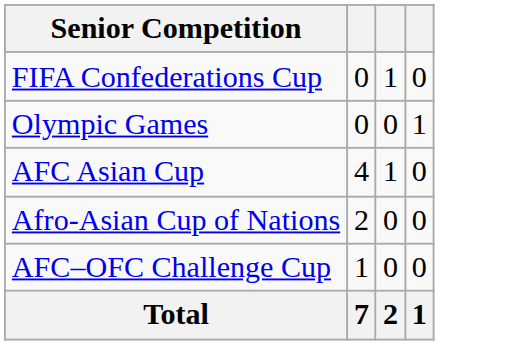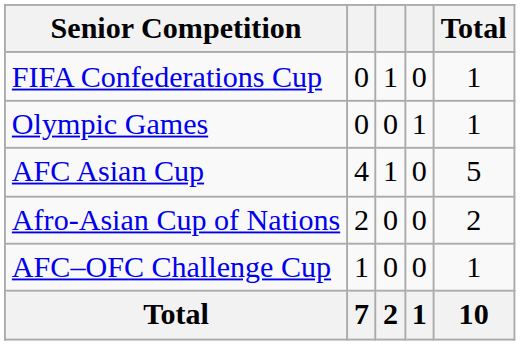+ column: (474, 28)
